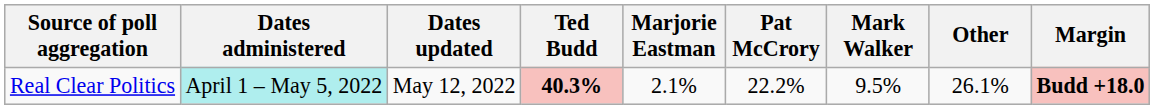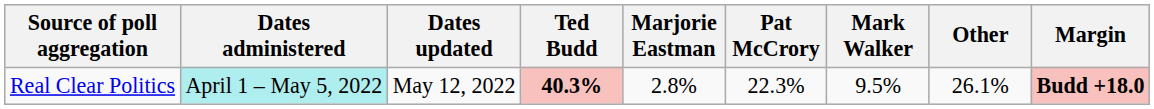(674, 85) 2.1% -> (674, 85) 2.8%
(776, 85) 22.2% -> (776, 85) 22.3%
